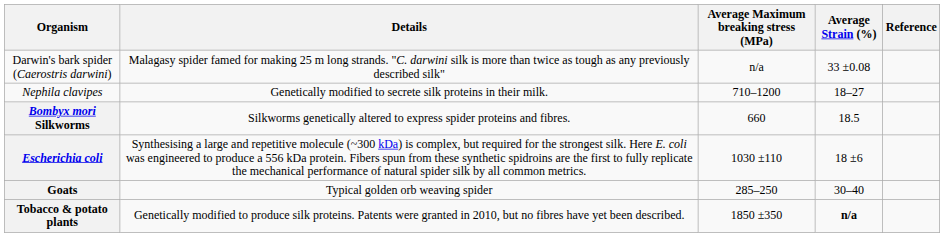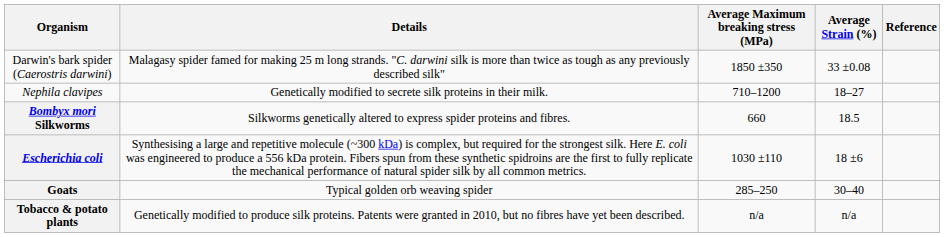(757, 66) n/a -> (757, 66) 1850 ±350
(757, 215) 1850 ±350 -> (757, 215) n/a
(849, 215) bold -> (849, 215) normal
